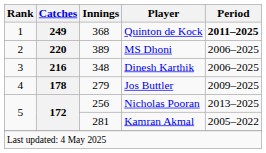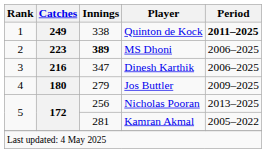(101, 31) 368 -> (101, 31) 338
(58, 49) 220 -> (58, 49) 223
(101, 49) normal -> (101, 49) bold
(101, 67) 348 -> (101, 67) 347
(58, 85) 178 -> (58, 85) 180
